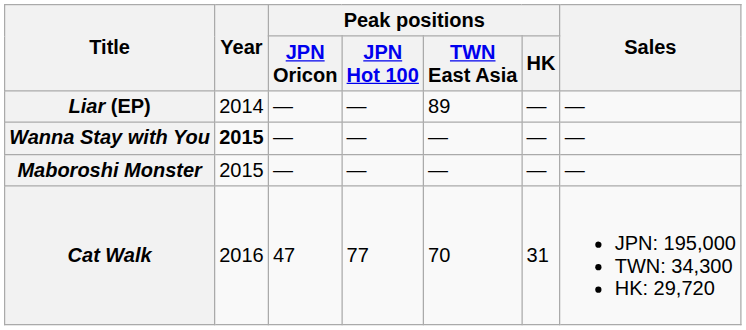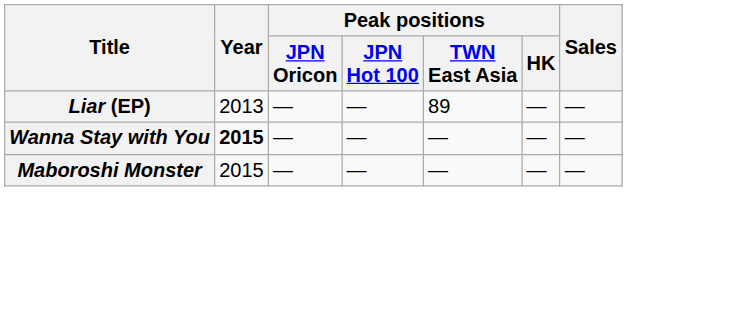(241, 106) 2014 -> (241, 106) 2013
- row: (110, 255)
